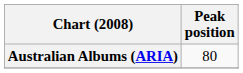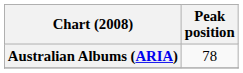(210, 56) 80 -> (210, 56) 78
